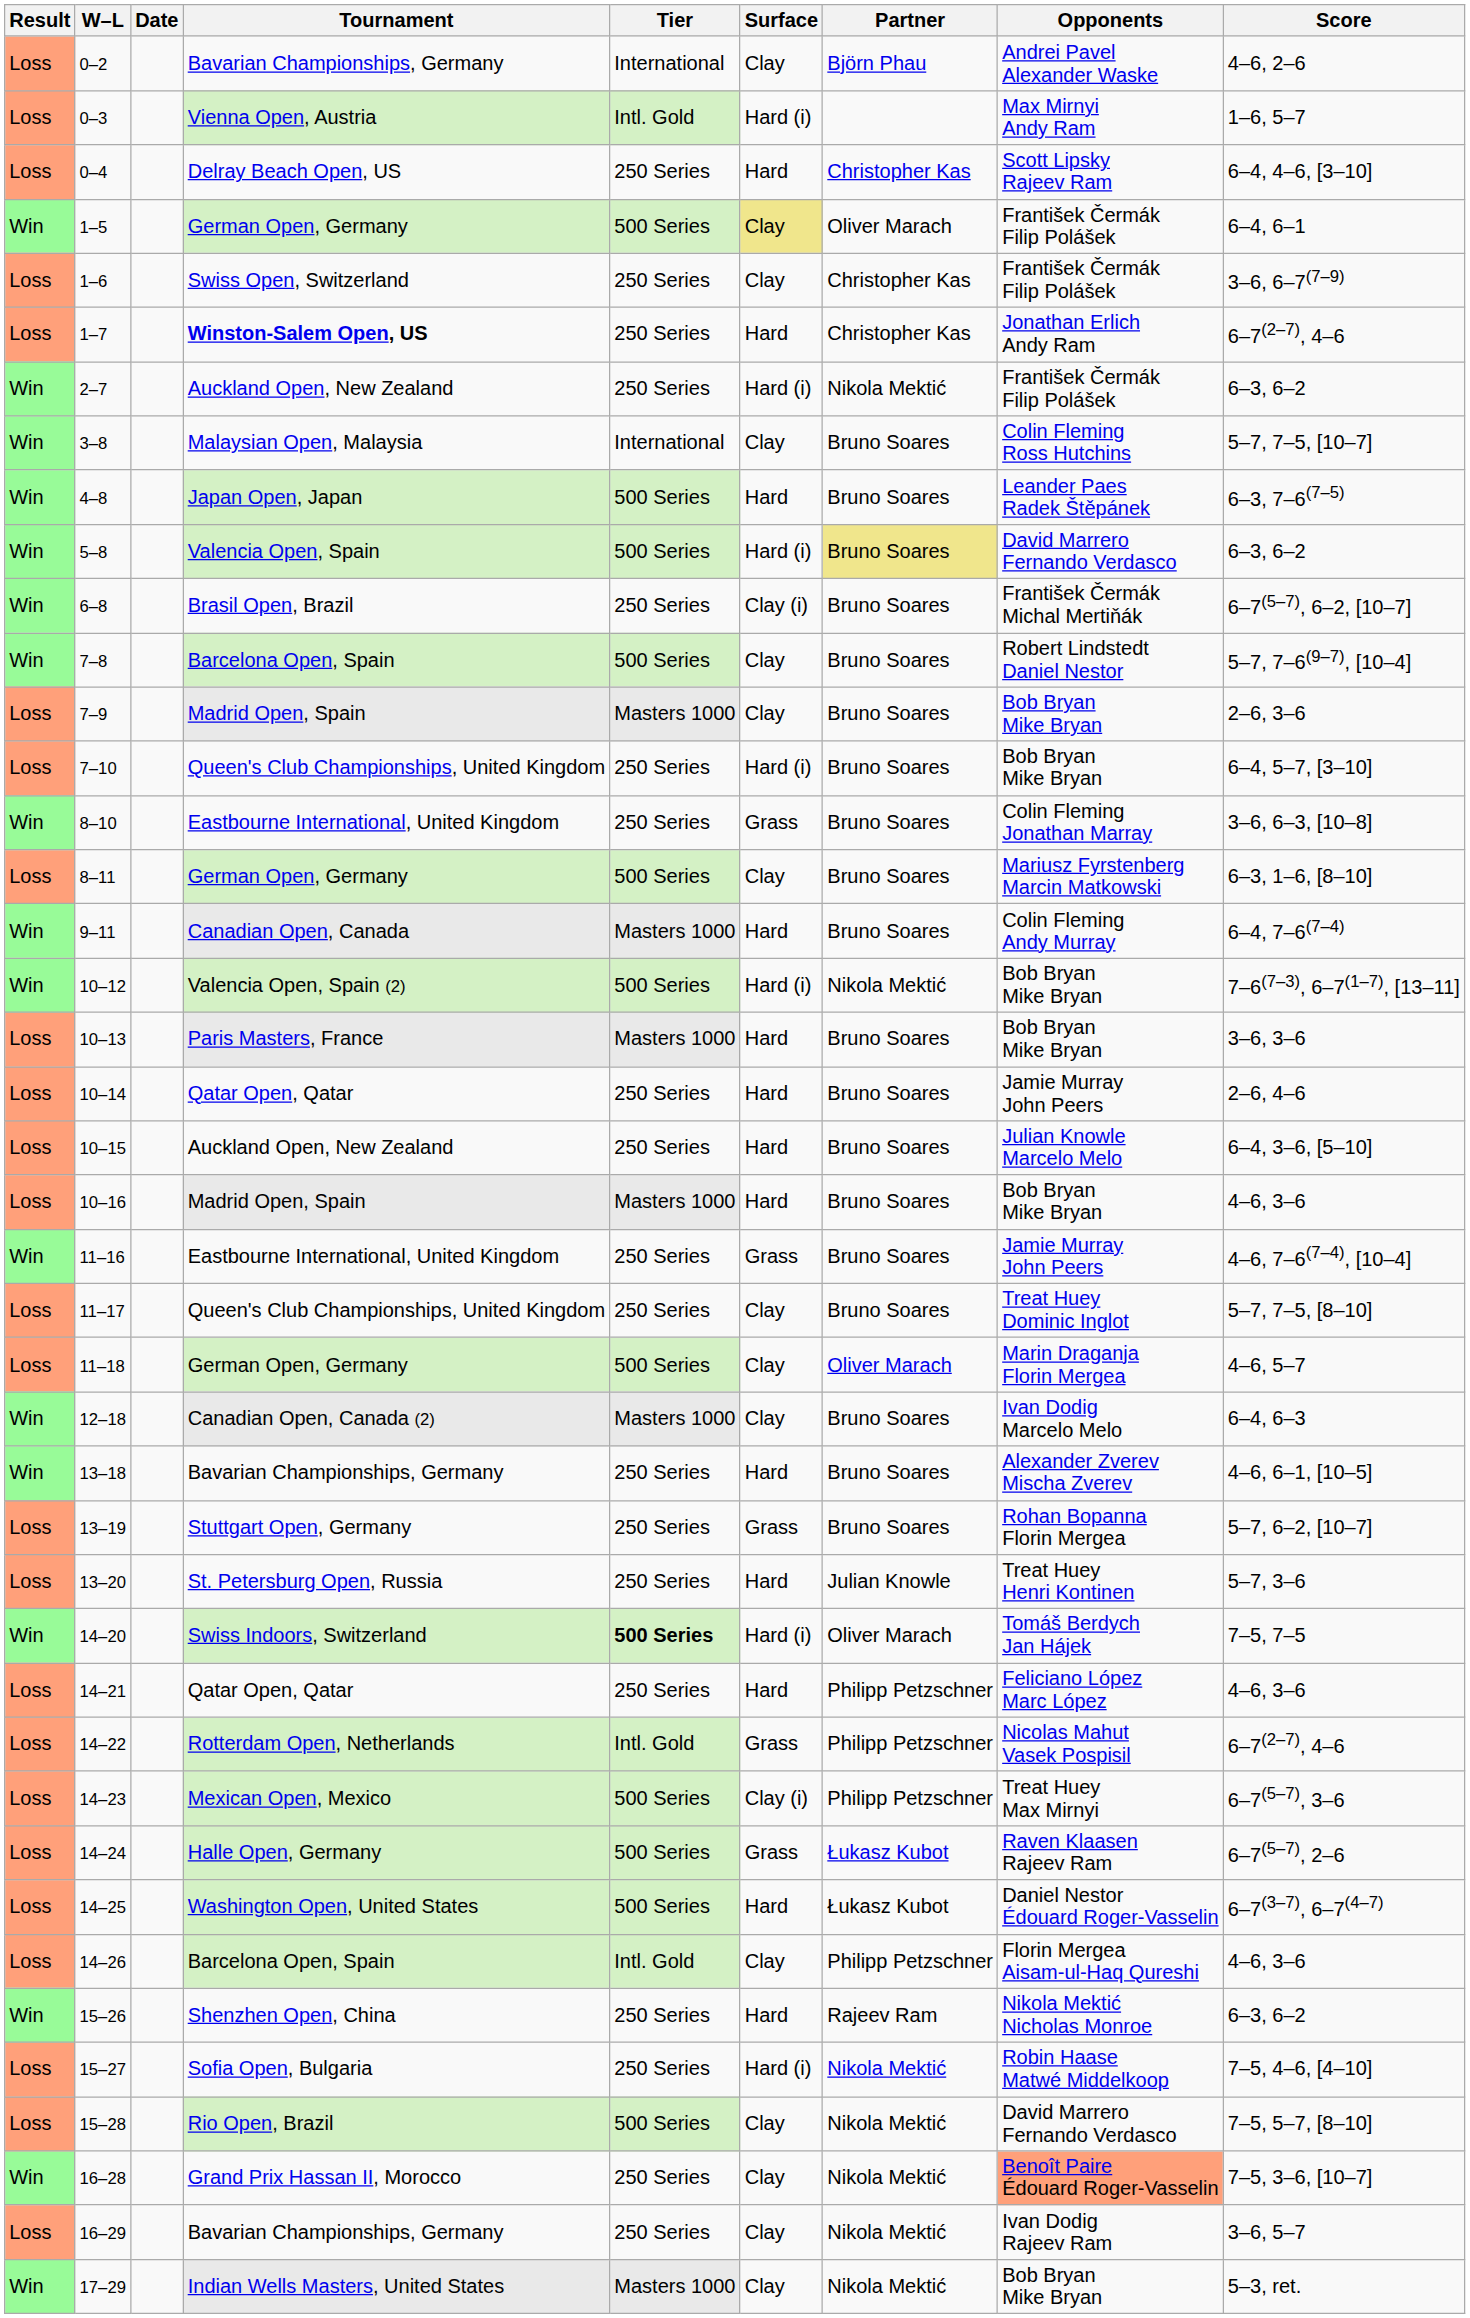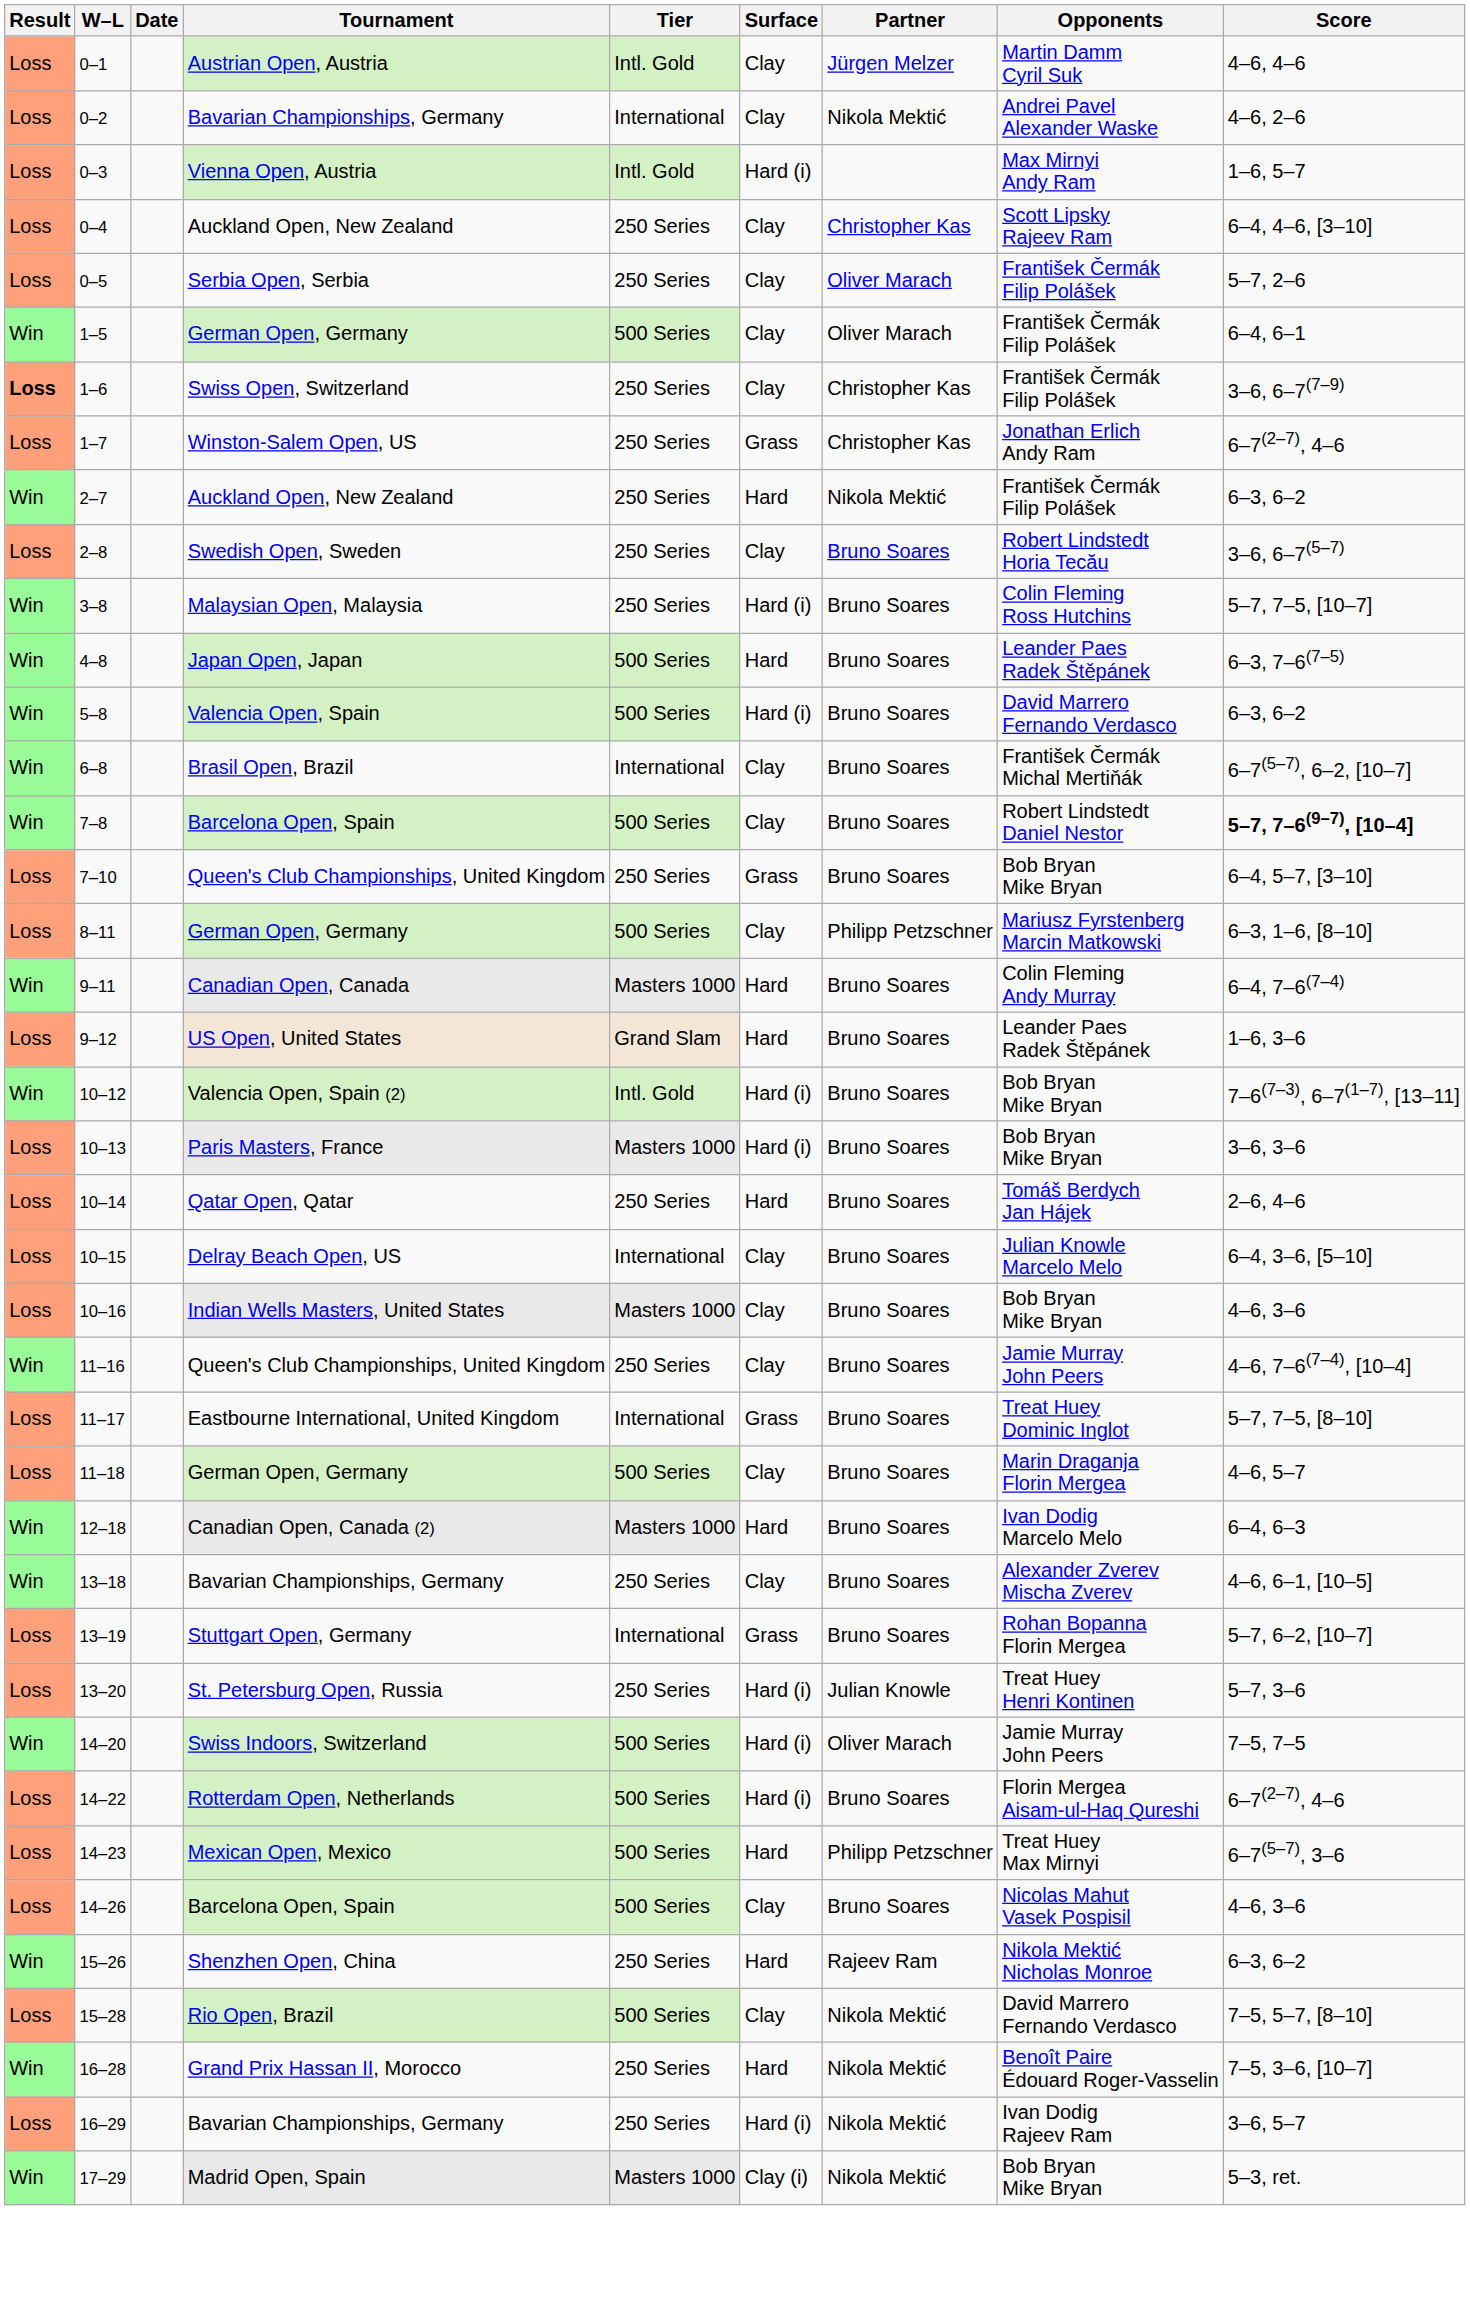+ row: (93, 64)
(877, 63) Björn Phau -> (887, 117) Nikola Mektić
(294, 171) Delray Beach Open, US -> (321, 225) Auckland Open, New Zealand
(766, 171) Hard -> (765, 225) Clay
+ row: (93, 281)
(765, 225) khaki background -> (765, 334) no background
(30, 280) normal -> (33, 388) bold
(308, 334) bold -> (302, 442) normal
(766, 334) Hard -> (771, 442) Grass
(778, 388) Hard (i) -> (766, 497) Hard
+ row: (93, 552)
(669, 442) International -> (662, 605) 250 Series
(765, 442) Clay -> (778, 605) Hard (i)
(888, 551) khaki background -> (888, 713) no background
(662, 605) 250 Series -> (669, 768) International
(776, 605) Clay (i) -> (765, 768) Clay
(1320, 659) normal -> (1321, 822) bold
- row: (93, 715)
(778, 768) Hard (i) -> (771, 876) Grass
- row: (98, 823)
(888, 876) Bruno Soares -> (910, 930) Philipp Petzschner
+ row: (98, 1040)
(662, 985) 500 Series -> (654, 1093) Intl. Gold
(887, 985) Nikola Mektić -> (888, 1093) Bruno Soares
(766, 1039) Hard -> (778, 1147) Hard (i)
(1063, 1093) Jamie Murray John Peers -> (1071, 1201) Tomáš Berdych Jan Hájek
(321, 1147) Auckland Open, New Zealand -> (294, 1256) Delray Beach Open, US
(662, 1147) 250 Series -> (669, 1256) International
(766, 1147) Hard -> (765, 1256) Clay
(277, 1201) Madrid Open, Spain -> (346, 1310) Indian Wells Masters, United States
(766, 1201) Hard -> (765, 1310) Clay
(373, 1256) Eastbourne International, United Kingdom -> (396, 1364) Queen's Club Championships, United Kingdom
(771, 1256) Grass -> (765, 1364) Clay
(396, 1310) Queen's Club Championships, United Kingdom -> (373, 1418) Eastbourne International, United Kingdom
(662, 1310) 250 Series -> (669, 1418) International
(765, 1310) Clay -> (771, 1418) Grass
(890, 1364) Oliver Marach -> (888, 1473) Bruno Soares
(765, 1418) Clay -> (766, 1527) Hard
(766, 1473) Hard -> (765, 1581) Clay
(662, 1527) 250 Series -> (669, 1635) International
(766, 1581) Hard -> (778, 1689) Hard (i)
(664, 1635) bold -> (662, 1744) normal
(1071, 1635) Tomáš Berdych Jan Hájek -> (1063, 1744) Jamie Murray John Peers
- row: (103, 1691)
(654, 1744) Intl. Gold -> (662, 1798) 500 Series
(771, 1744) Grass -> (778, 1798) Hard (i)
(910, 1744) Philipp Petzschner -> (888, 1798) Bruno Soares
(1066, 1744) Nicolas Mahut Vasek Pospisil -> (1101, 1798) Florin Mergea Aisam-ul-Haq Qureshi
(776, 1798) Clay (i) -> (766, 1852) Hard
- row: (103, 1853)
- row: (103, 1908)
(654, 1960) Intl. Gold -> (662, 1906) 500 Series
(910, 1960) Philipp Petzschner -> (888, 1906) Bruno Soares
(1101, 1960) Florin Mergea Aisam-ul-Haq Qureshi -> (1066, 1906) Nicolas Mahut Vasek Pospisil
- row: (103, 2070)
(765, 2177) Clay -> (766, 2069) Hard
(1110, 2177) lightsalmon background -> (1110, 2069) no background
(765, 2232) Clay -> (778, 2123) Hard (i)
(346, 2286) Indian Wells Masters, United States -> (277, 2177) Madrid Open, Spain
(765, 2286) Clay -> (776, 2177) Clay (i)
